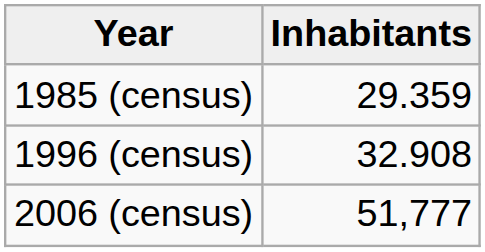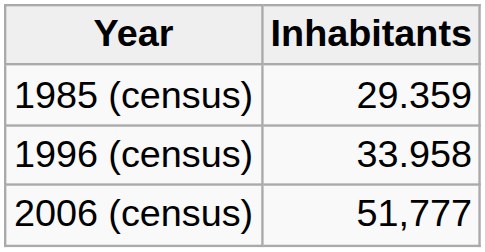(414, 154) 32.908 -> (414, 154) 33.958
